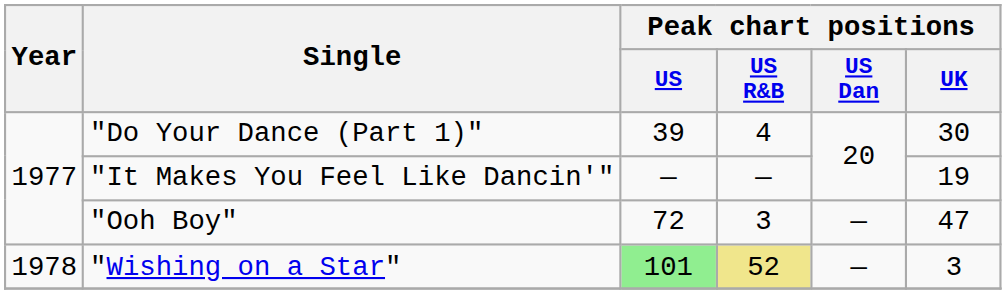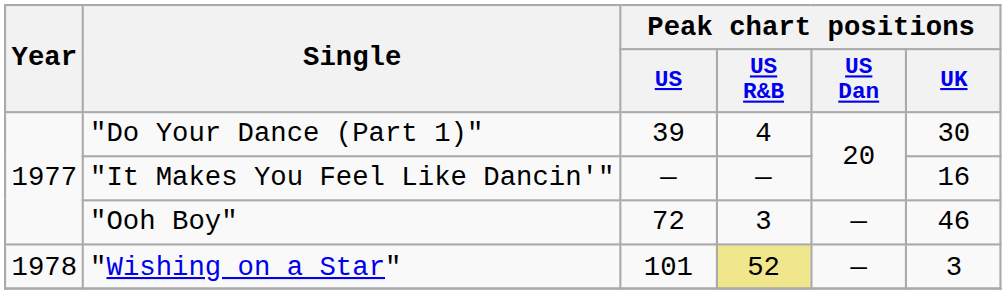(954, 178) 19 -> (954, 178) 16
(954, 222) 47 -> (954, 222) 46
(668, 267) lightgreen background -> (668, 267) no background
